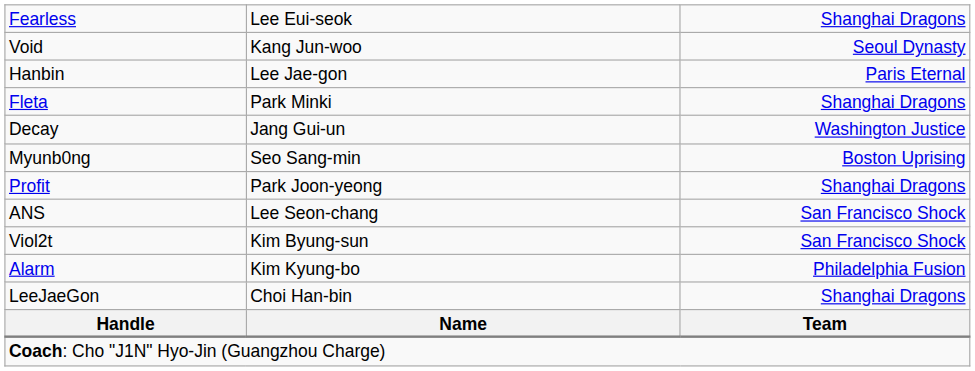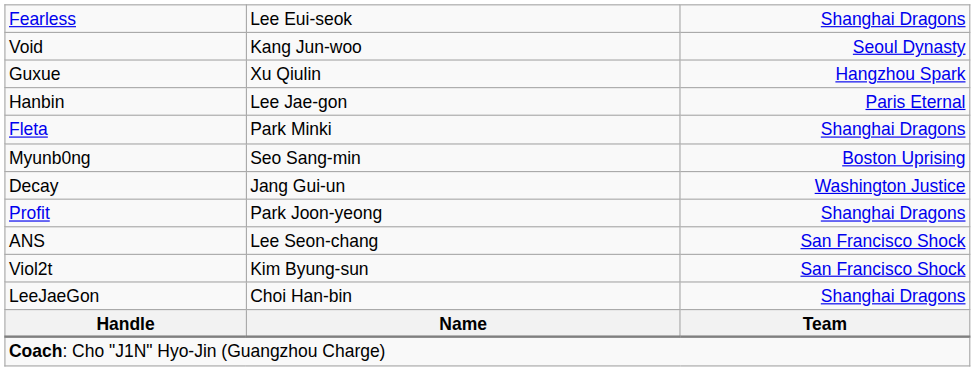+ row: (35, 74)
rows swapped: (34, 130) <-> (50, 157)
- row: (32, 268)
